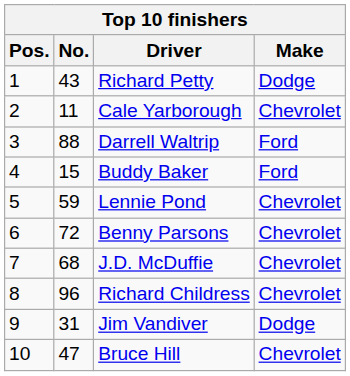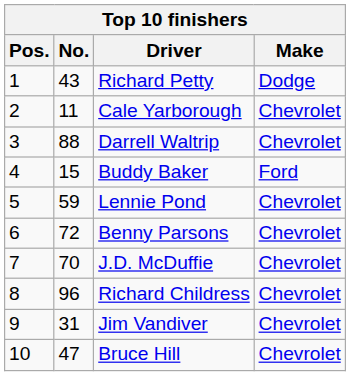(278, 141) Ford -> (300, 141) Chevrolet
(69, 263) 68 -> (69, 263) 70
(287, 324) Dodge -> (300, 324) Chevrolet
